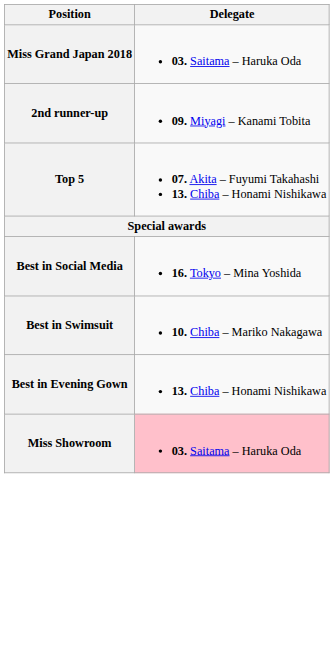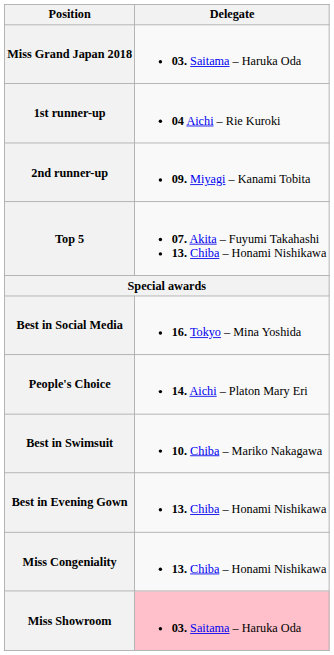+ row: (70, 113)
+ row: (70, 384)
+ row: (70, 562)
